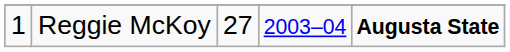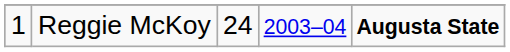(238, 25) 27 -> (238, 25) 24
